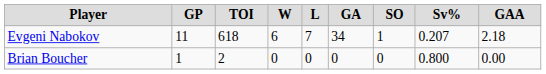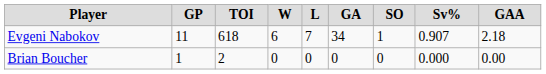(434, 36) 0.207 -> (434, 36) 0.907
(434, 58) 0.800 -> (434, 58) 0.000
